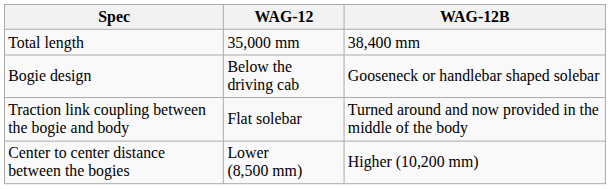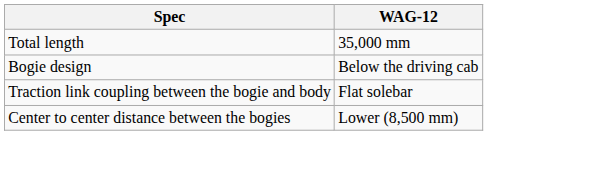- column: (475, 17)
